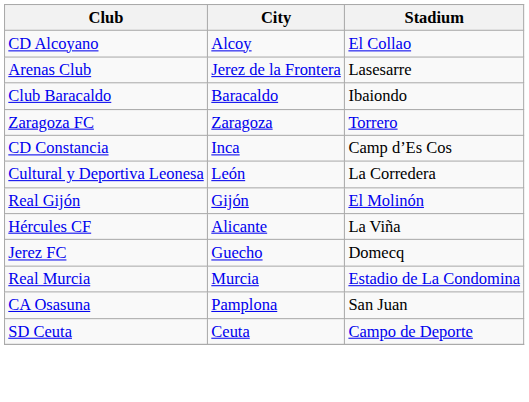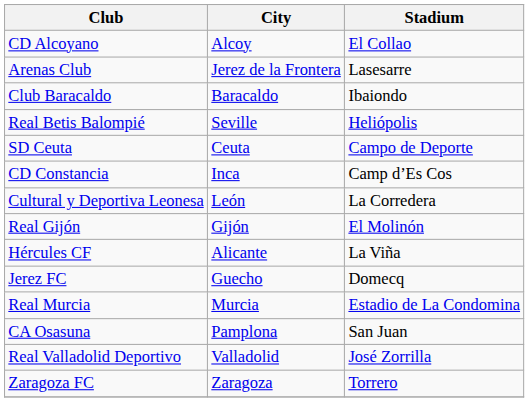+ row: (77, 122)
rows swapped: (40, 331) <-> (51, 122)
+ row: (95, 357)
